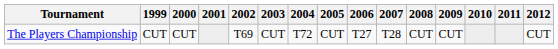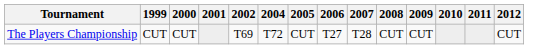- column: (273, 14)
